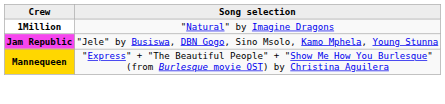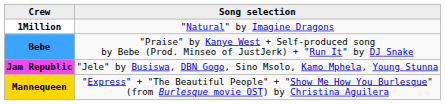+ row: (39, 47)
